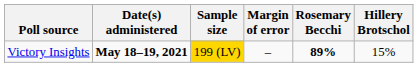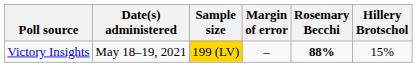(142, 51) bold -> (141, 51) normal
(323, 51) 89% -> (322, 51) 88%
